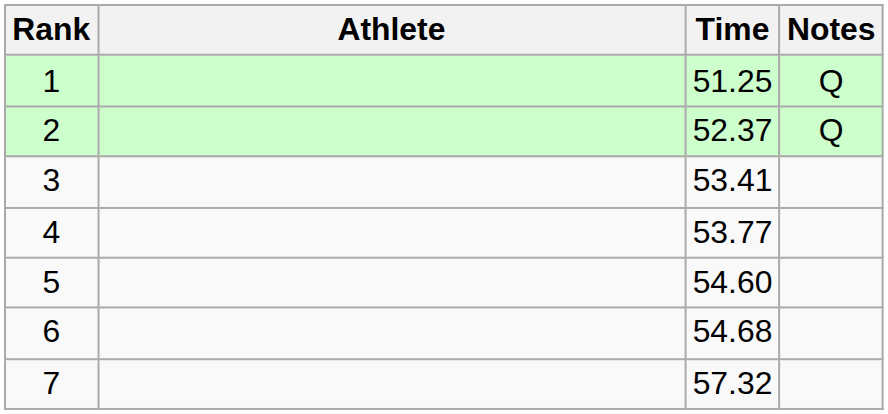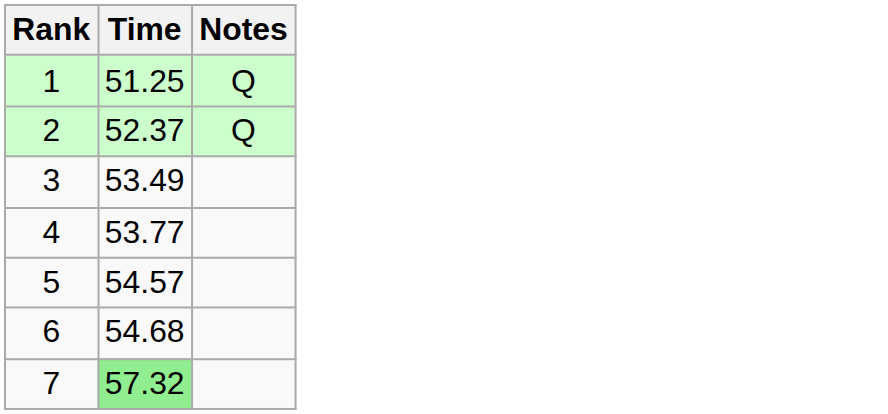- column: (391, 29)
(733, 181) 53.41 -> (145, 181) 53.49
(733, 282) 54.60 -> (145, 282) 54.57
(733, 383) no background -> (145, 383) lightgreen background
